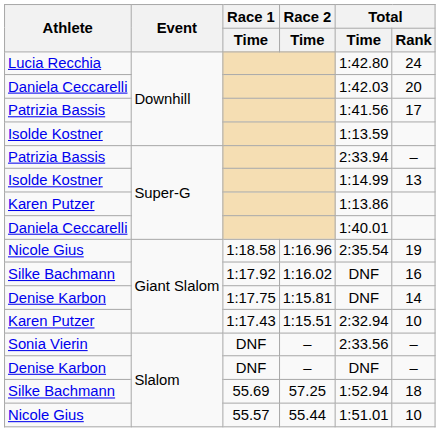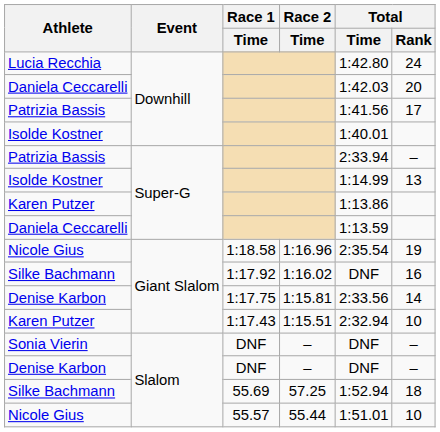(364, 134) 1:13.59 -> (364, 134) 1:40.01
(364, 228) 1:40.01 -> (364, 228) 1:13.59
(364, 298) DNF -> (364, 298) 2:33.56
(364, 345) 2:33.56 -> (364, 345) DNF
